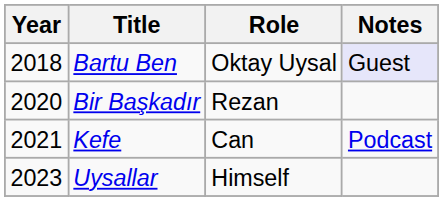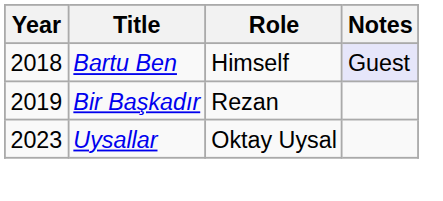(274, 62) Oktay Uysal -> (250, 62) Himself
(36, 101) 2020 -> (36, 101) 2019
- row: (97, 139)
(250, 177) Himself -> (274, 139) Oktay Uysal
